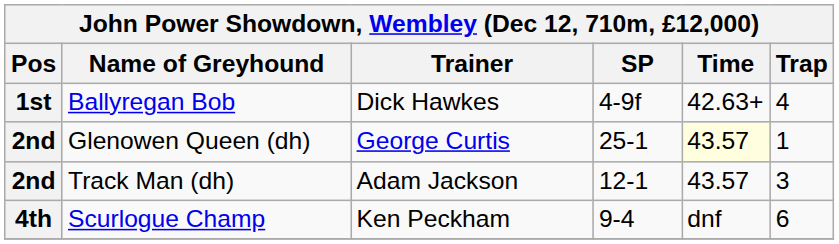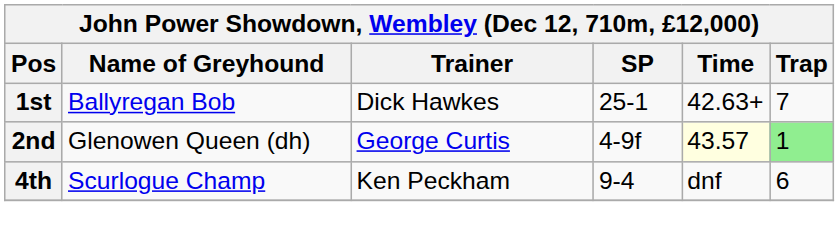(620, 102) 4-9f -> (624, 102) 25-1
(782, 102) 4 -> (782, 102) 7
(624, 141) 25-1 -> (620, 141) 4-9f
(782, 141) no background -> (782, 141) lightgreen background
- row: (151, 180)
